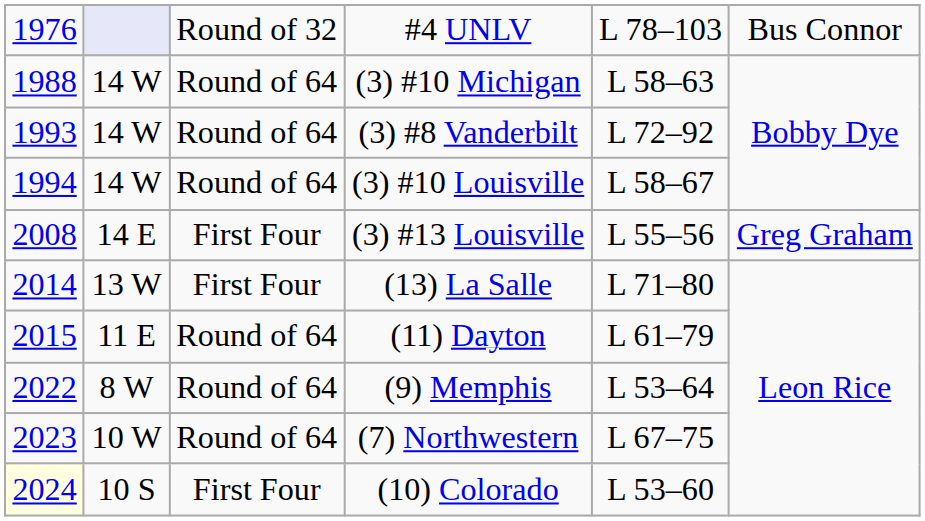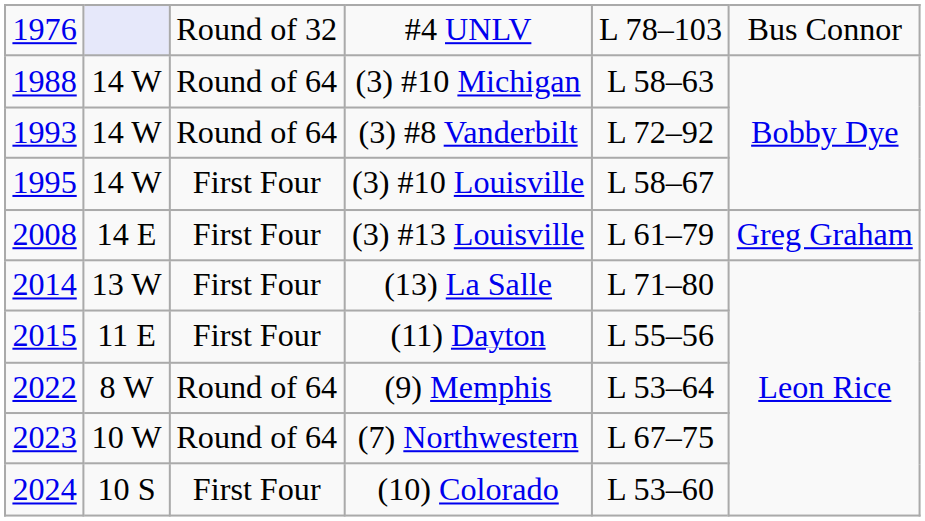(45, 183) 1994 -> (45, 183) 1995
(257, 183) Round of 64 -> (257, 183) First Four
(661, 234) L 55–56 -> (661, 234) L 61–79
(257, 336) Round of 64 -> (257, 336) First Four
(661, 336) L 61–79 -> (661, 336) L 55–56
(45, 489) lightyellow background -> (45, 489) no background
